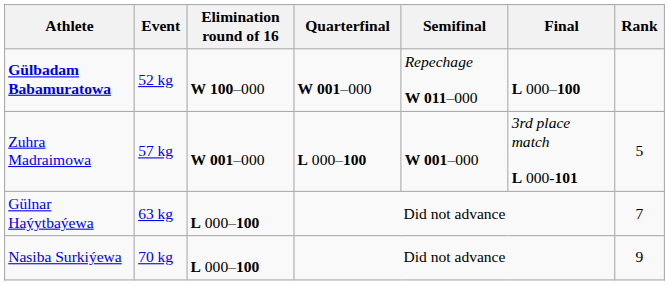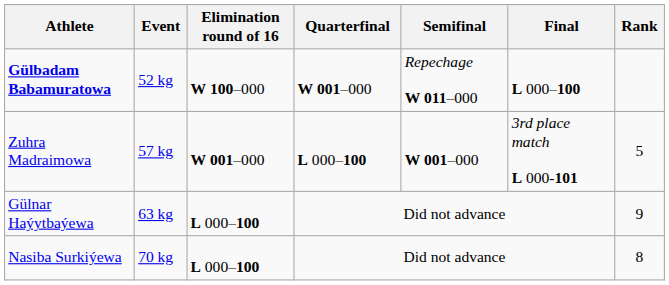(639, 214) 7 -> (639, 214) 9
(639, 258) 9 -> (639, 258) 8
